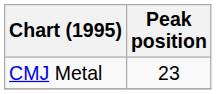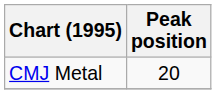(169, 72) 23 -> (169, 72) 20
